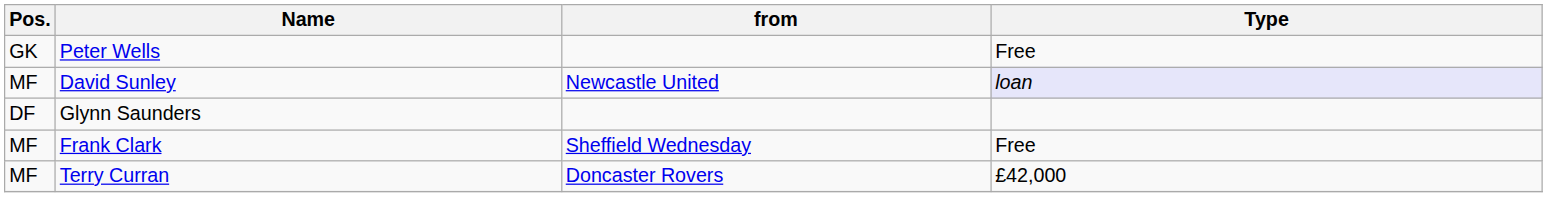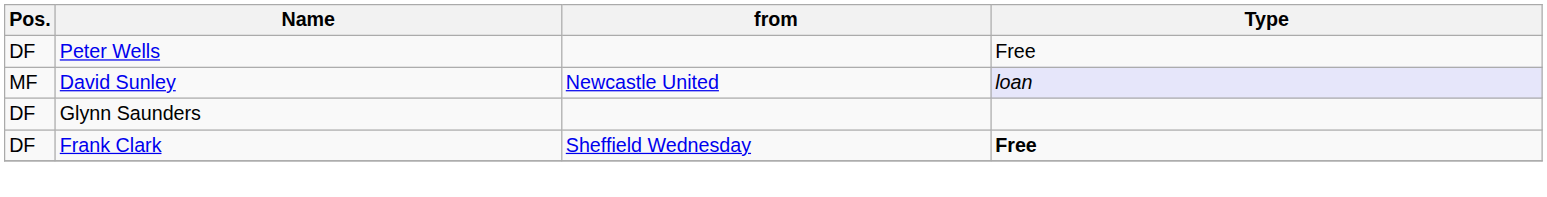(23, 51) GK -> (22, 51) DF
(23, 144) MF -> (22, 144) DF
(1015, 144) normal -> (1016, 144) bold
- row: (114, 176)
